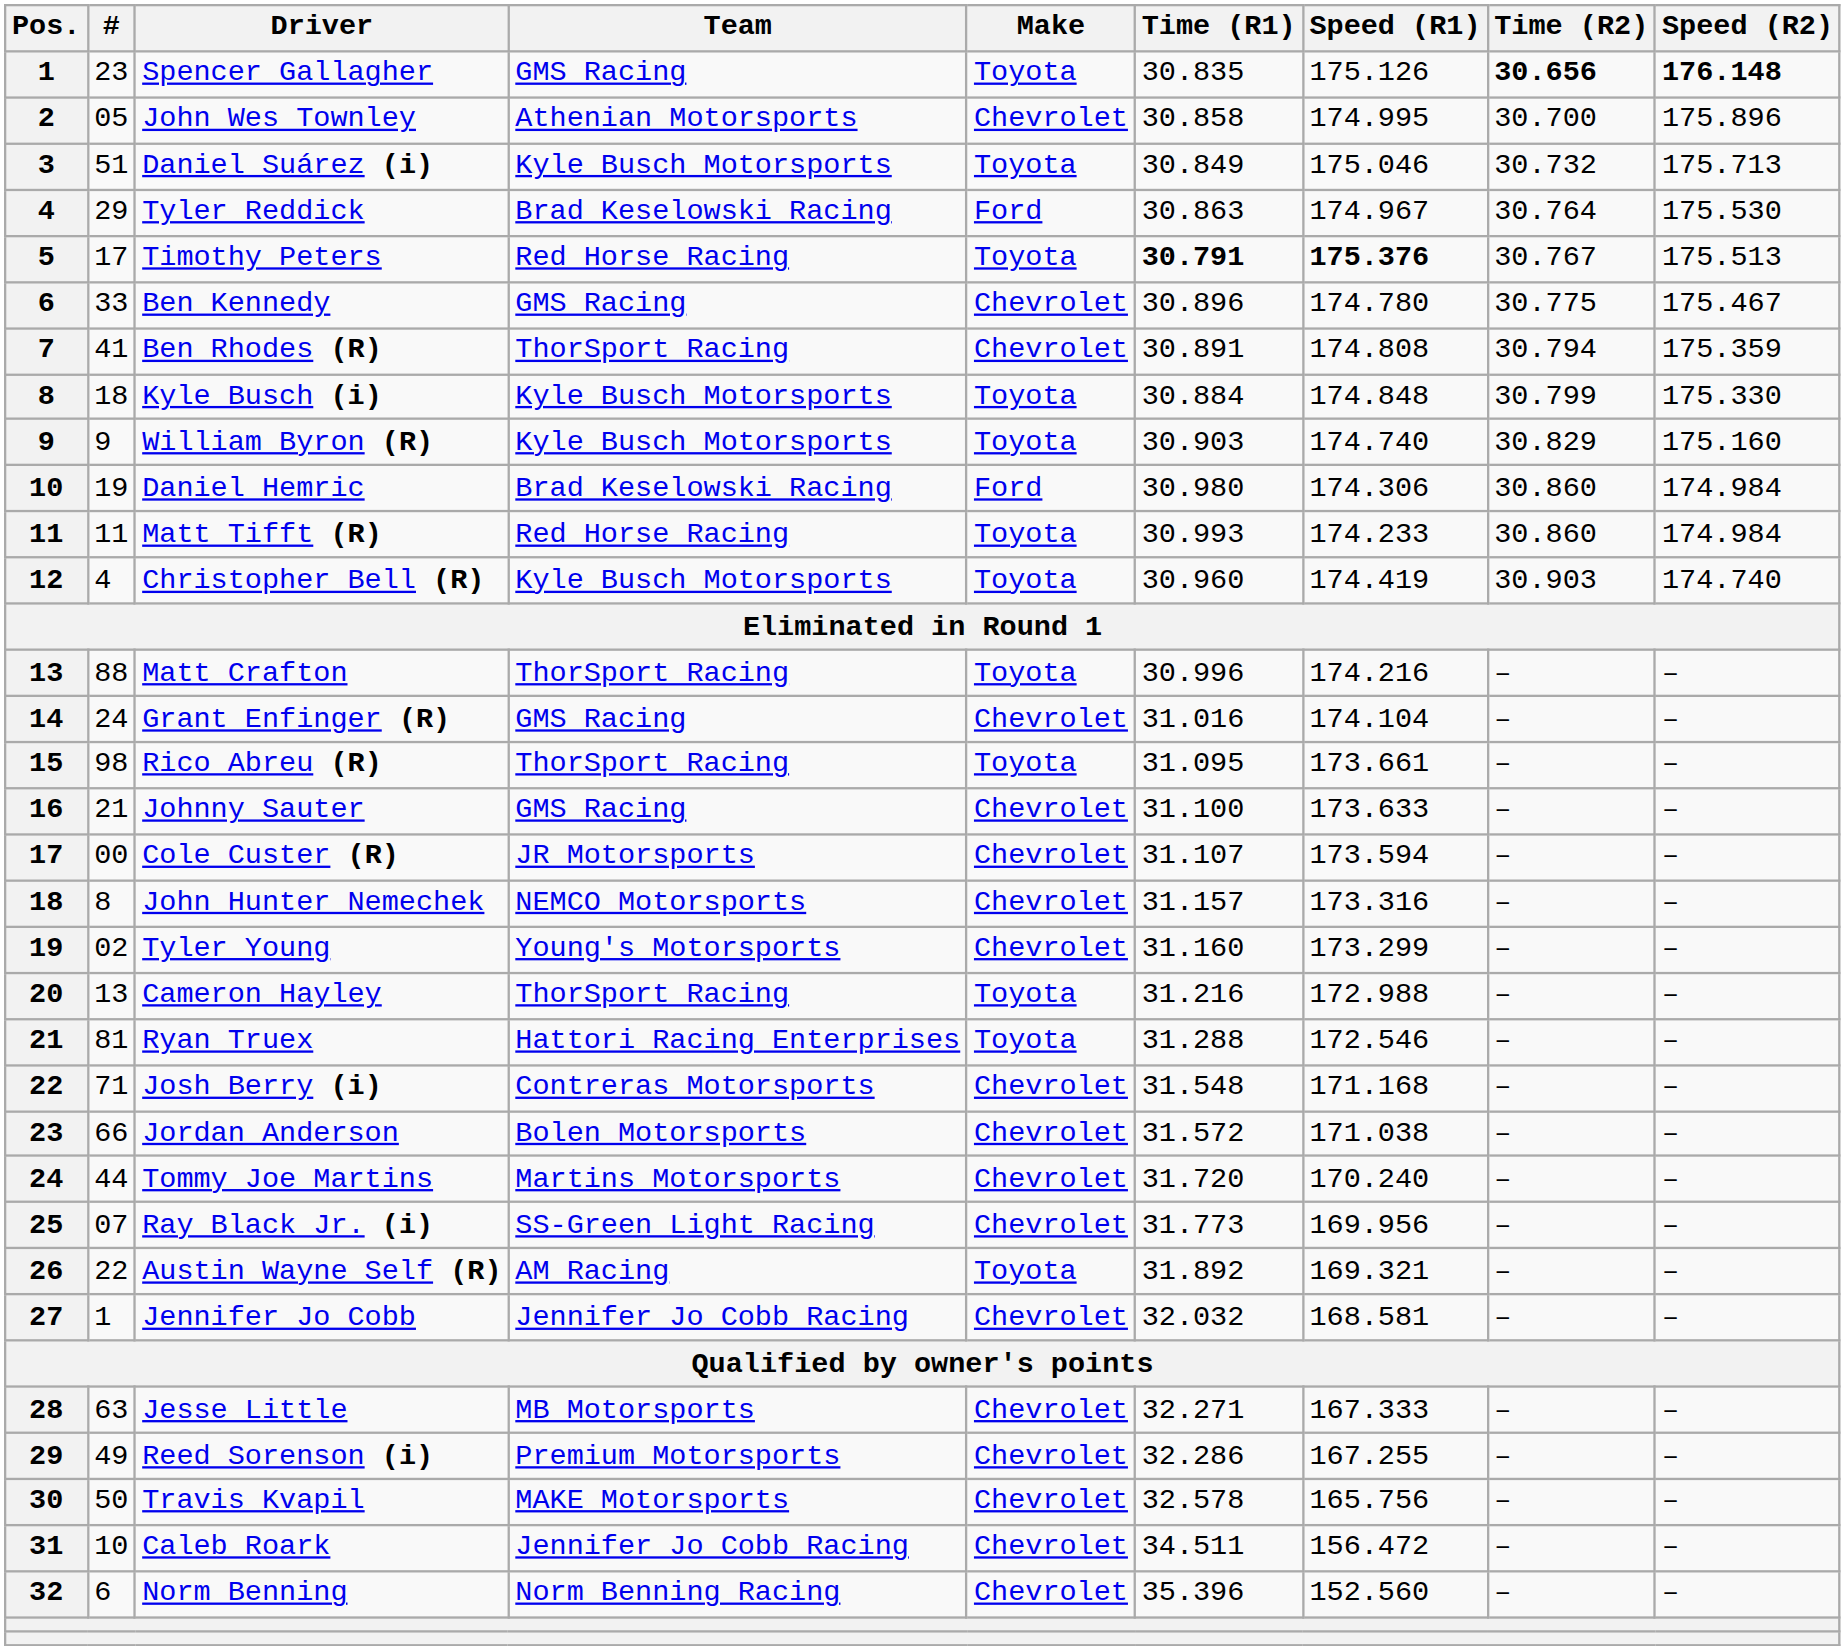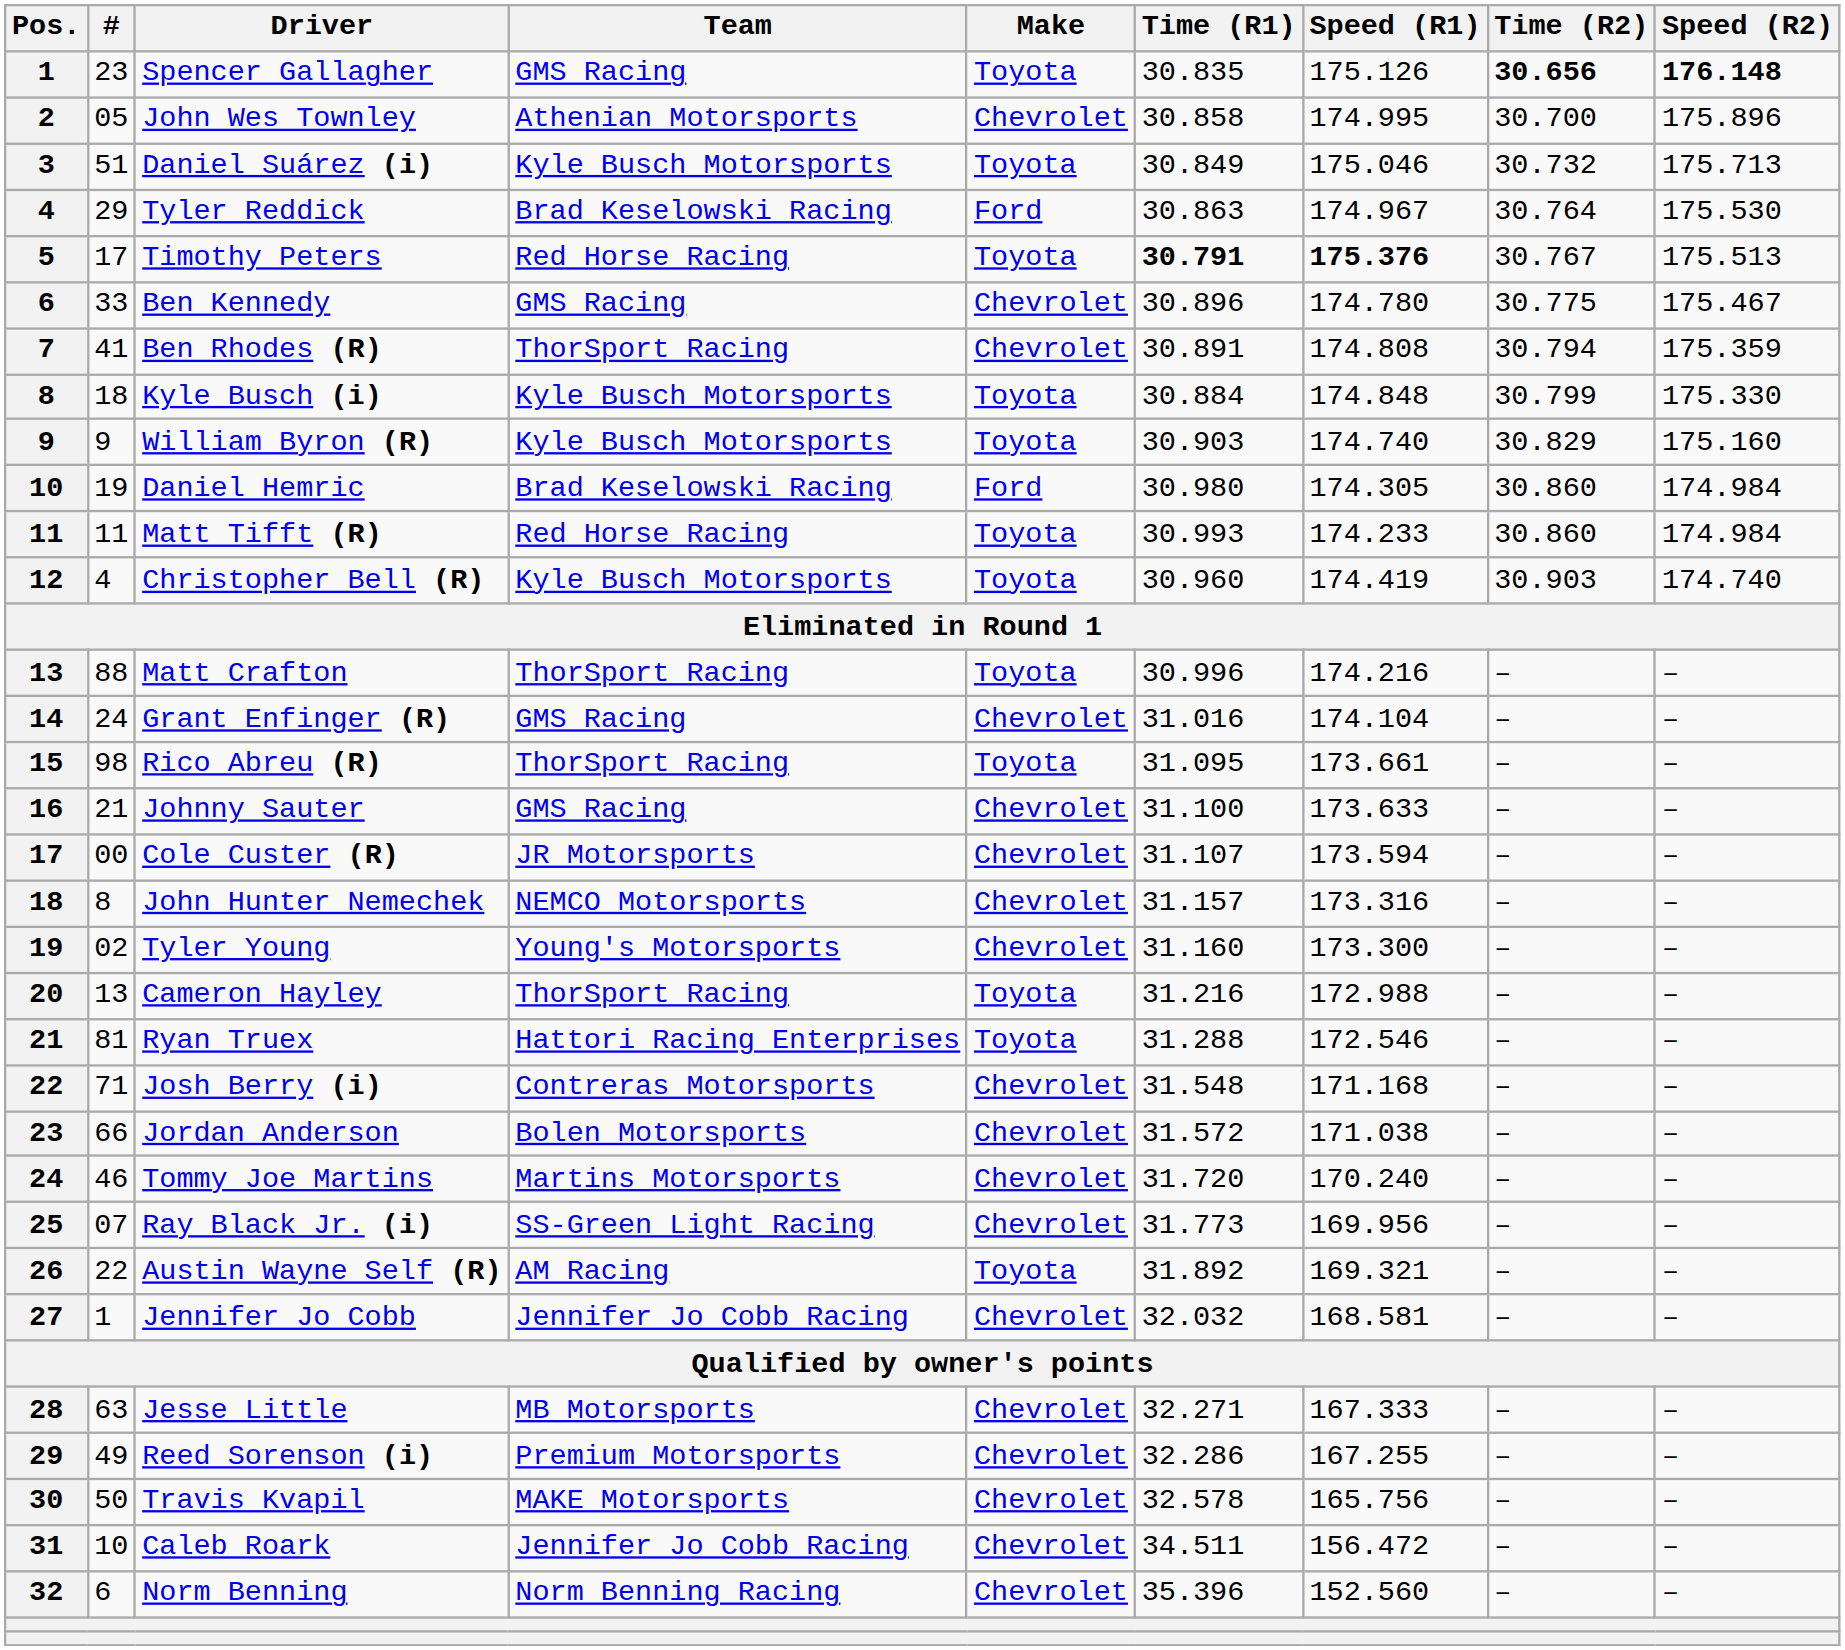(1369, 489) 174.306 -> (1369, 489) 174.305
(1369, 950) 173.299 -> (1369, 950) 173.300
(111, 1180) 44 -> (111, 1180) 46
